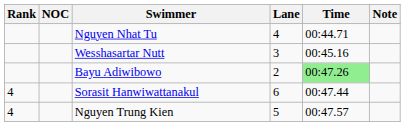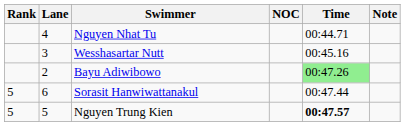columns swapped: (286, 14) <-> (55, 14)
(10, 92) 4 -> (10, 92) 5
(10, 111) 4 -> (10, 111) 5
(327, 111) normal -> (327, 111) bold
